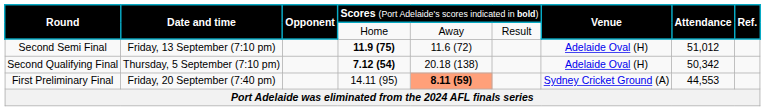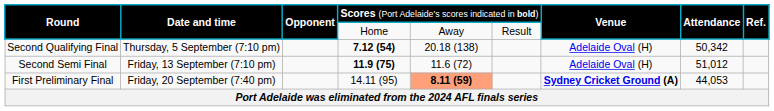rows swapped: (63, 65) <-> (63, 48)
(606, 81) normal -> (611, 81) bold
(703, 81) 44,553 -> (712, 81) 44,053
